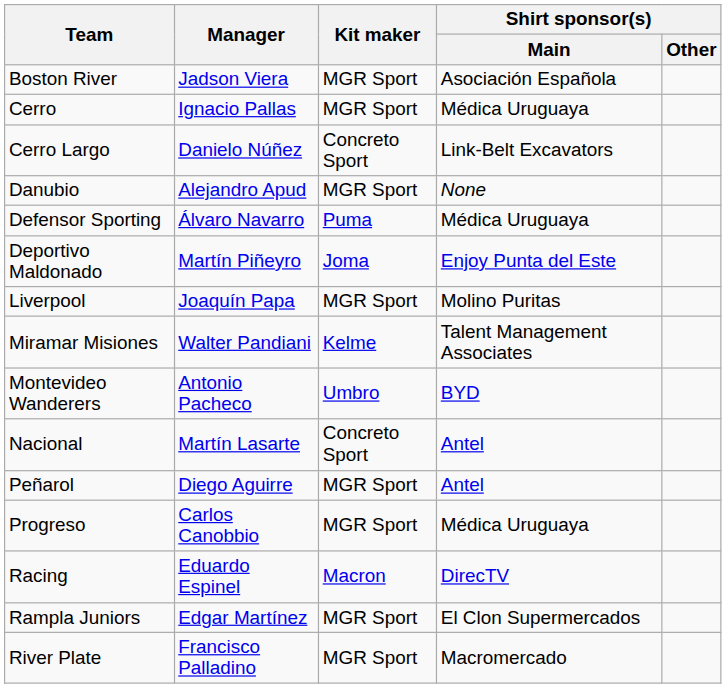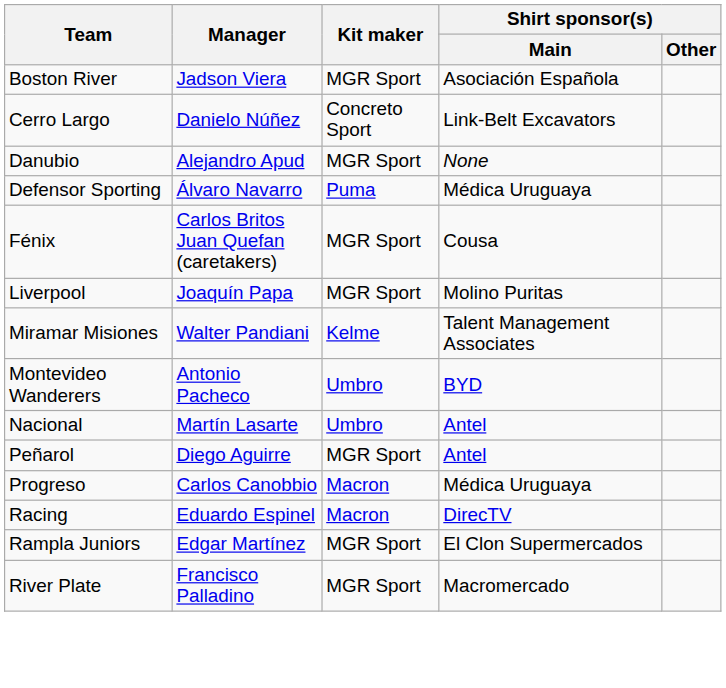- row: (33, 109)
- row: (56, 260)
+ row: (32, 241)
(361, 444) Concreto Sport -> (355, 425) Umbro
(370, 525) MGR Sport -> (358, 484) Macron
